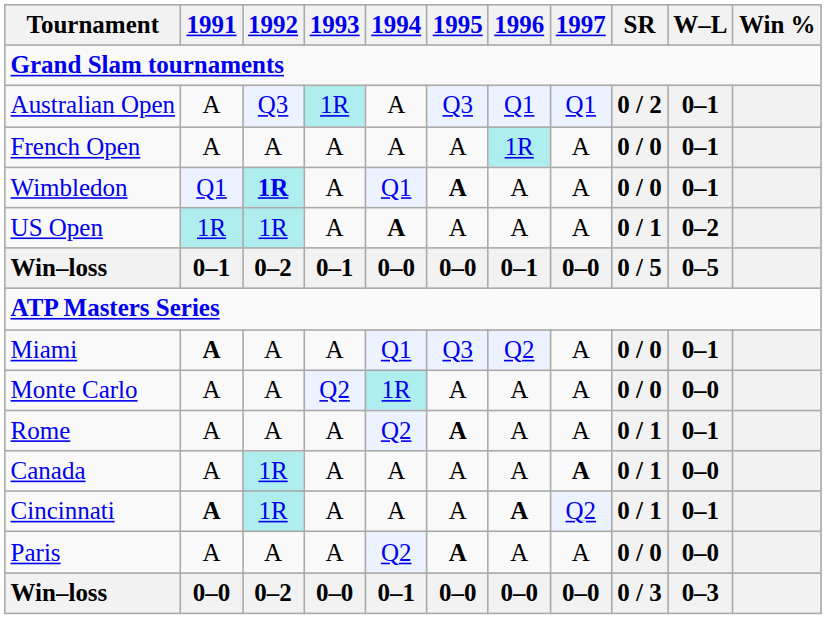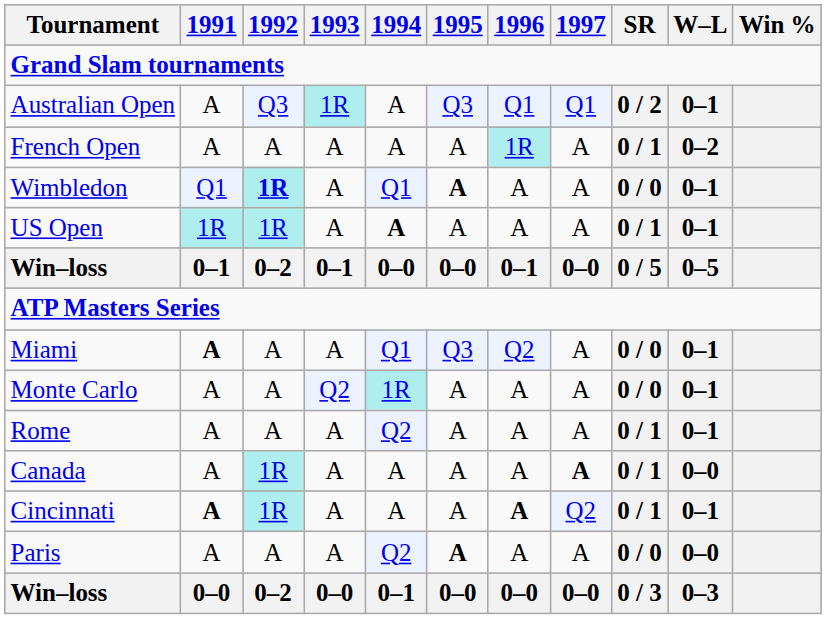(640, 145) 0 / 0 -> (640, 145) 0 / 1
(700, 145) 0–1 -> (700, 145) 0–2
(700, 227) 0–2 -> (700, 227) 0–1
(700, 389) 0–0 -> (700, 389) 0–1
(458, 429) bold -> (458, 429) normal
